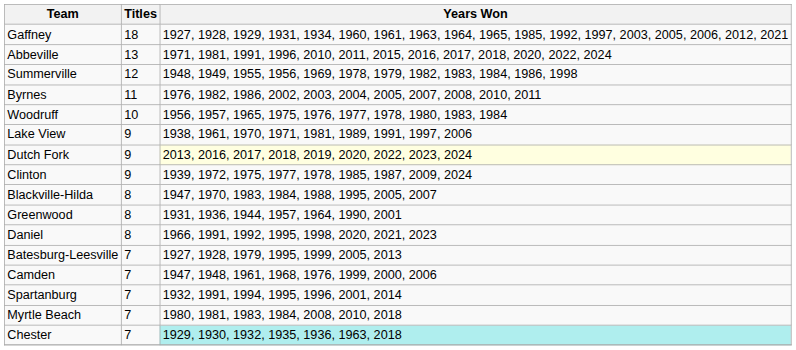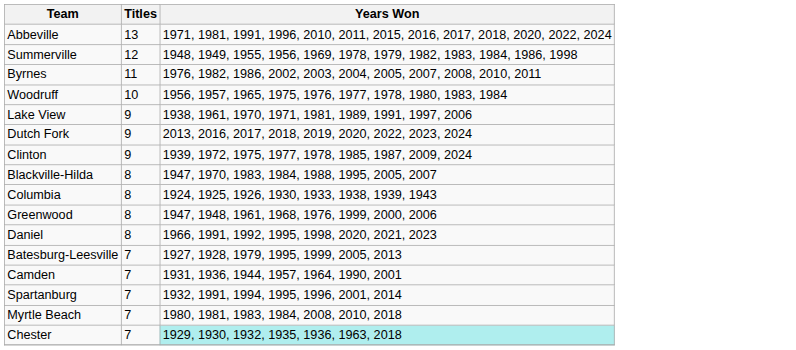- row: (29, 34)
(317, 154) lightyellow background -> (317, 134) no background
+ row: (34, 194)
(282, 214) 1931, 1936, 1944, 1957, 1964, 1990, 2001 -> (300, 214) 1947, 1948, 1961, 1968, 1976, 1999, 2000, 2006
(300, 275) 1947, 1948, 1961, 1968, 1976, 1999, 2000, 2006 -> (282, 275) 1931, 1936, 1944, 1957, 1964, 1990, 2001
